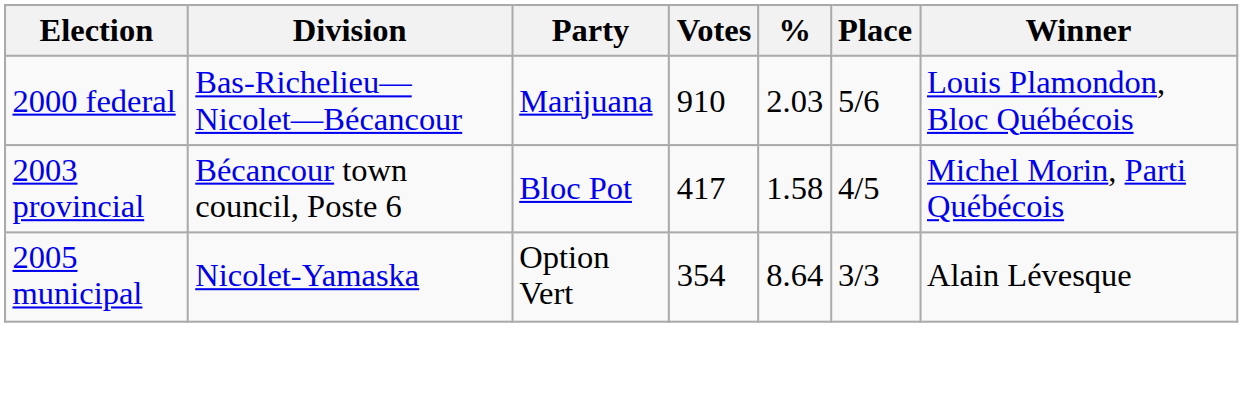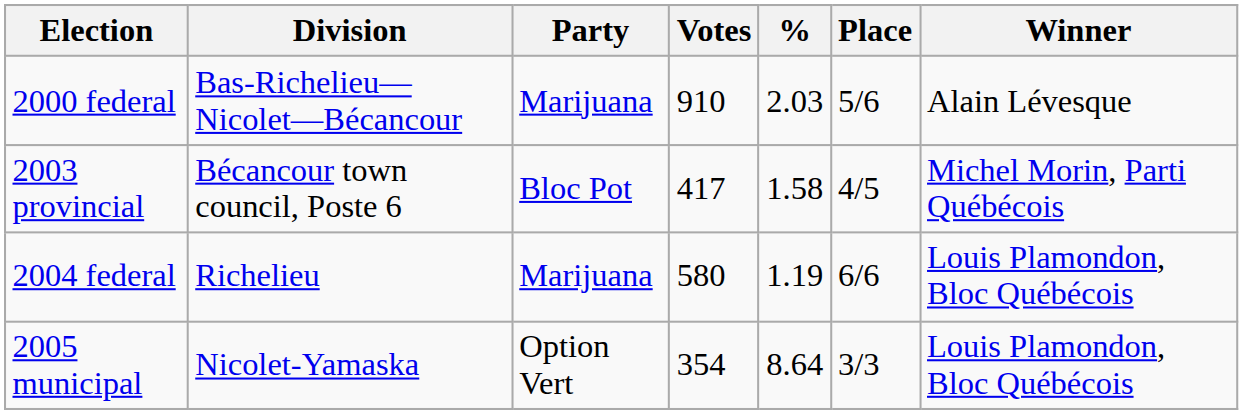(1046, 100) Louis Plamondon, Bloc Québécois -> (1029, 100) Alain Lévesque
+ row: (94, 276)
(1029, 276) Alain Lévesque -> (1046, 364) Louis Plamondon, Bloc Québécois
